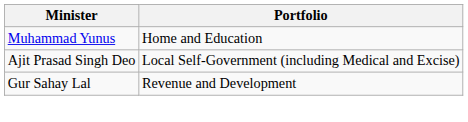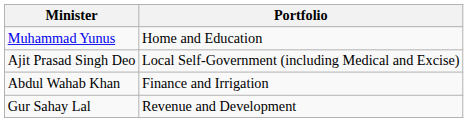+ row: (64, 83)
